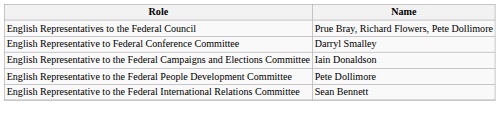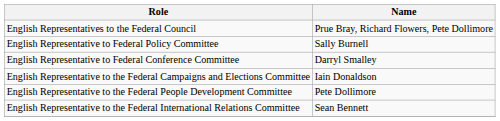+ row: (113, 44)
